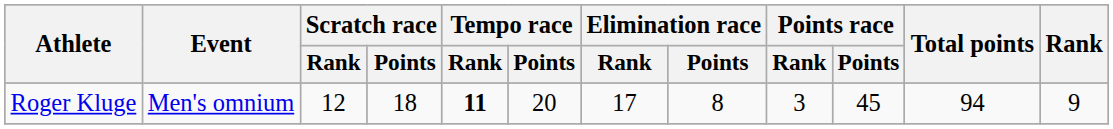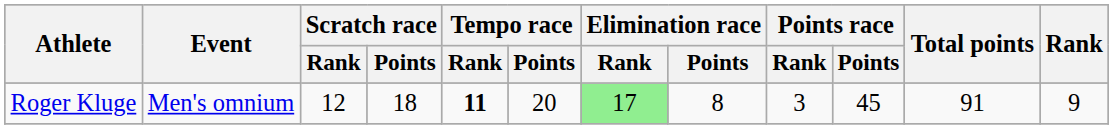(625, 103) no background -> (625, 103) lightgreen background
(972, 103) 94 -> (972, 103) 91
